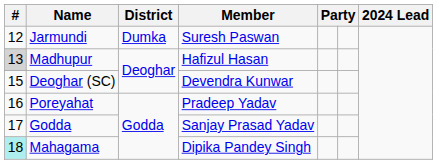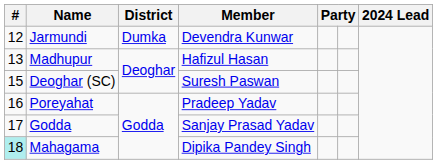(230, 37) Suresh Paswan -> (237, 37) Devendra Kunwar
(15, 59) lightgrey background -> (15, 59) no background
(237, 81) Devendra Kunwar -> (230, 81) Suresh Paswan
